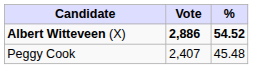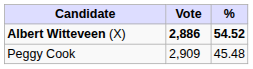(185, 53) 2,407 -> (185, 53) 2,909
